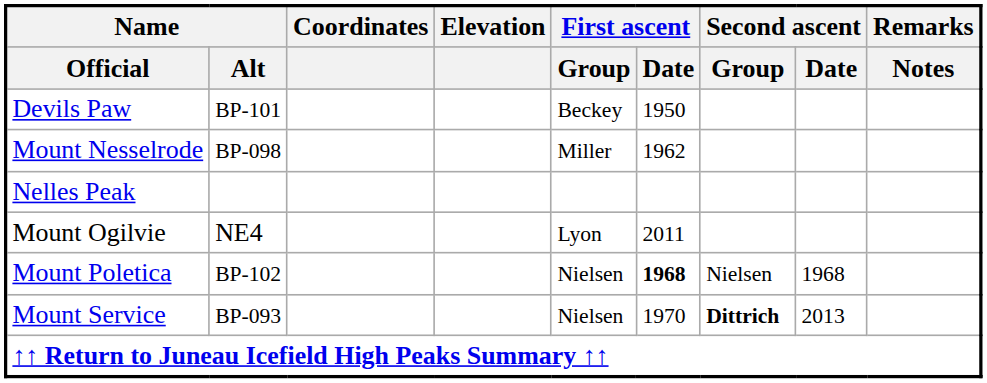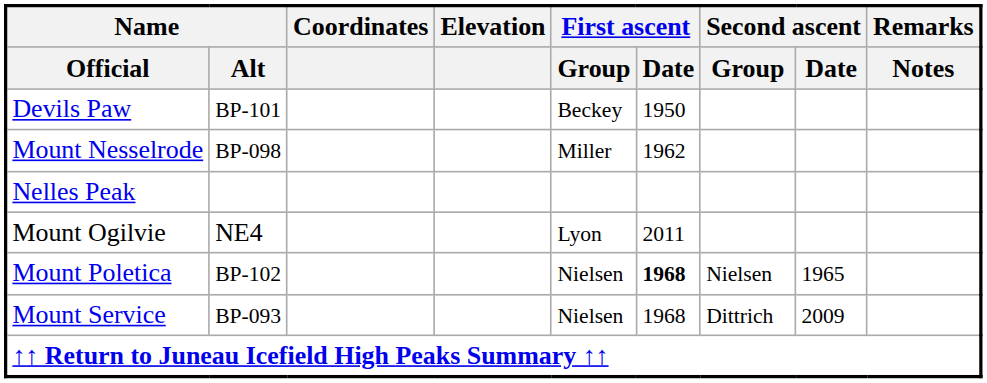(823, 274) 1968 -> (823, 274) 1965
(664, 316) 1970 -> (664, 316) 1968
(743, 314) bold -> (740, 316) normal
(823, 316) 2013 -> (823, 316) 2009
